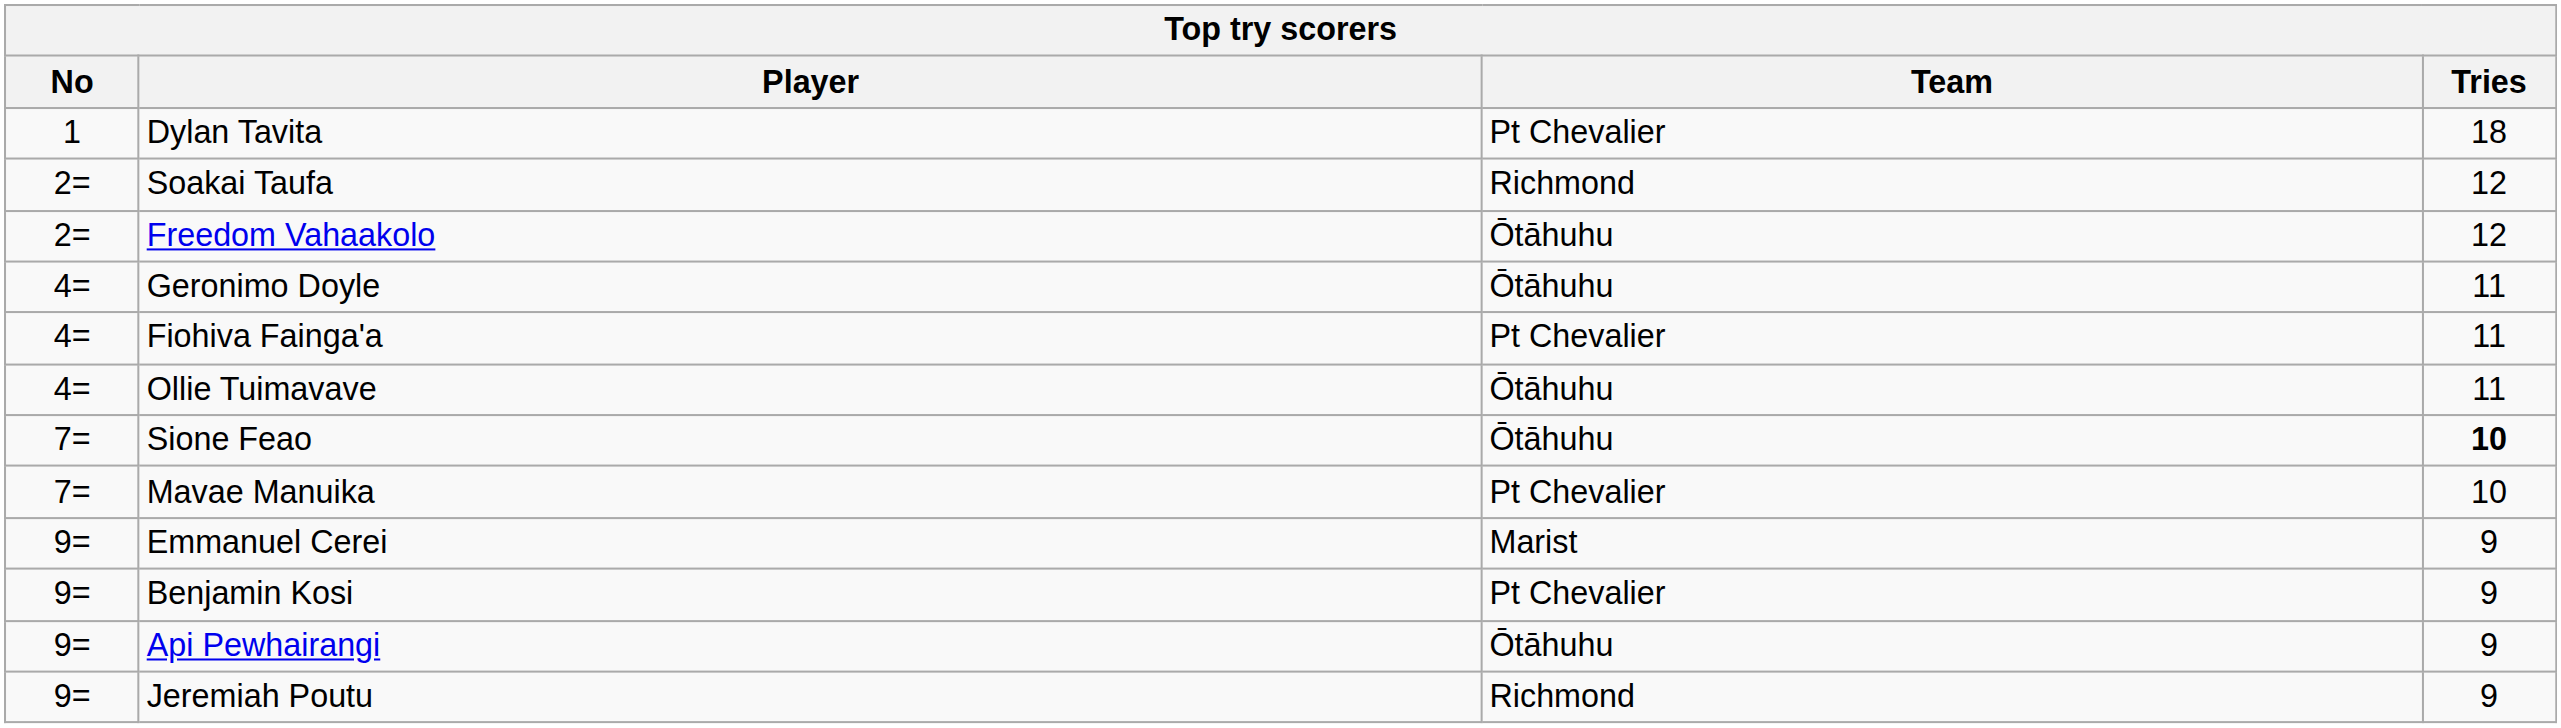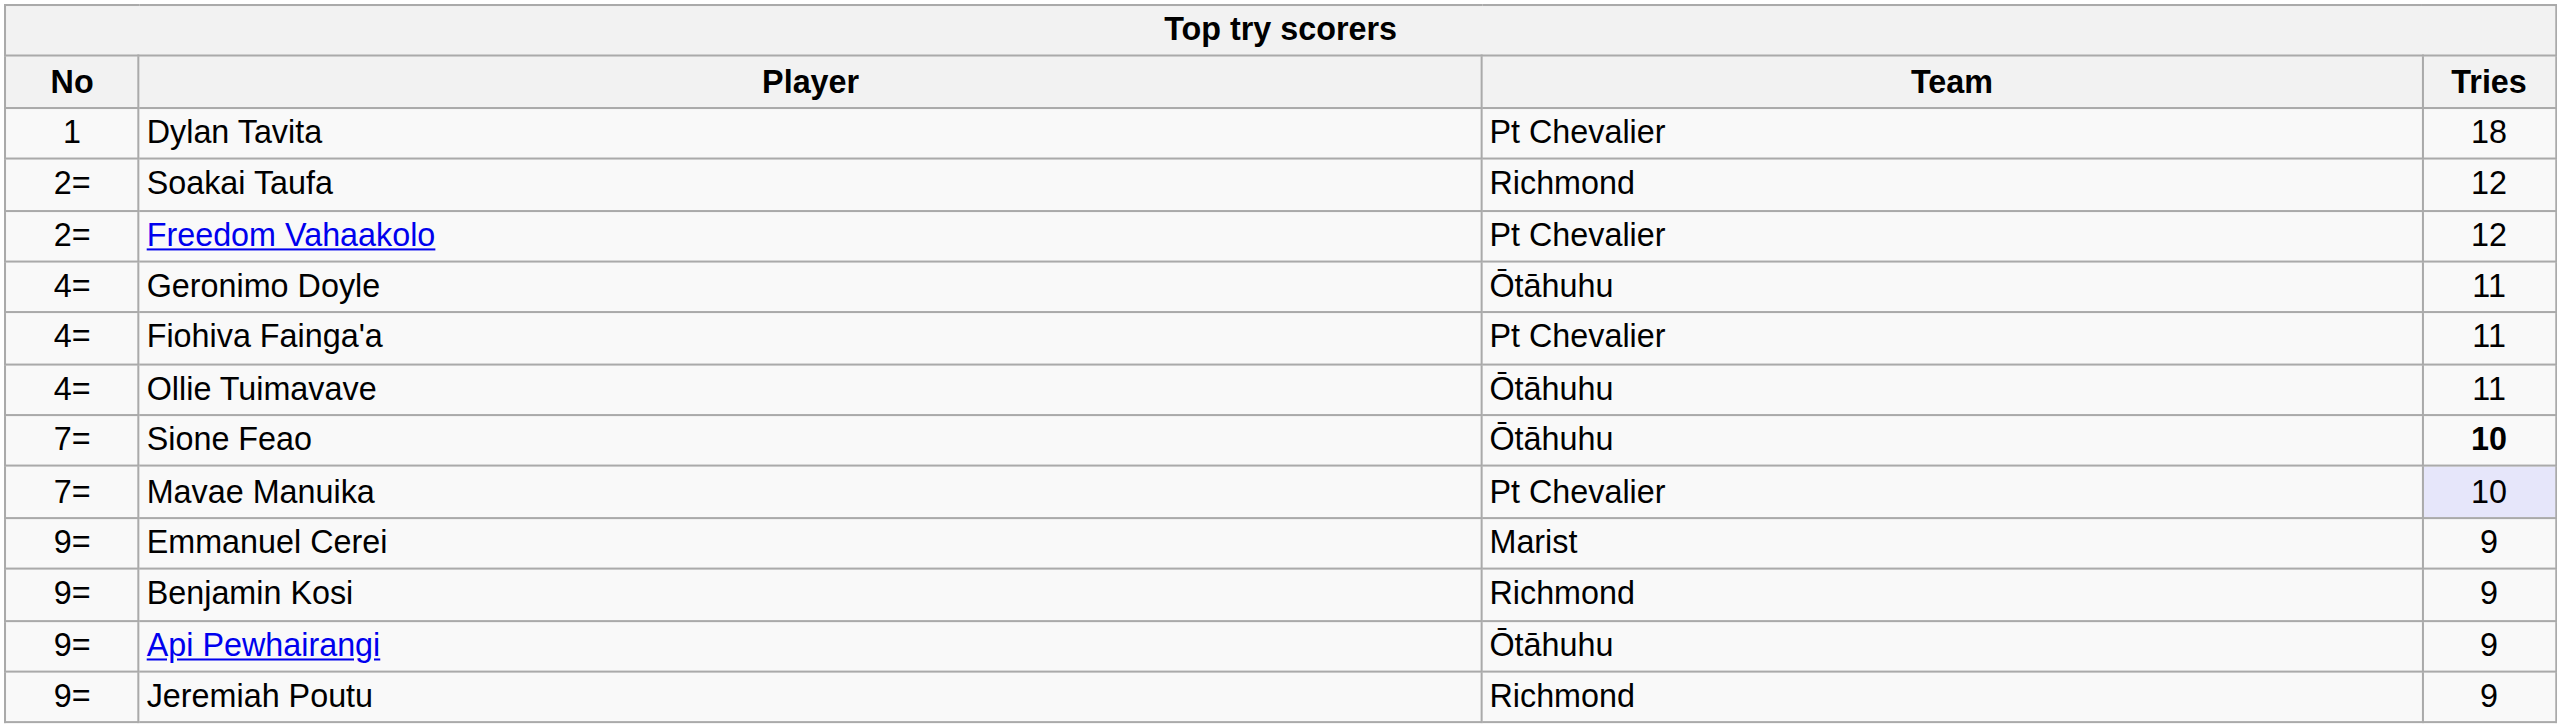(1551, 235) Ōtāhuhu -> (1577, 235) Pt Chevalier
(2489, 491) no background -> (2489, 491) lavender background
(1577, 593) Pt Chevalier -> (1562, 593) Richmond
